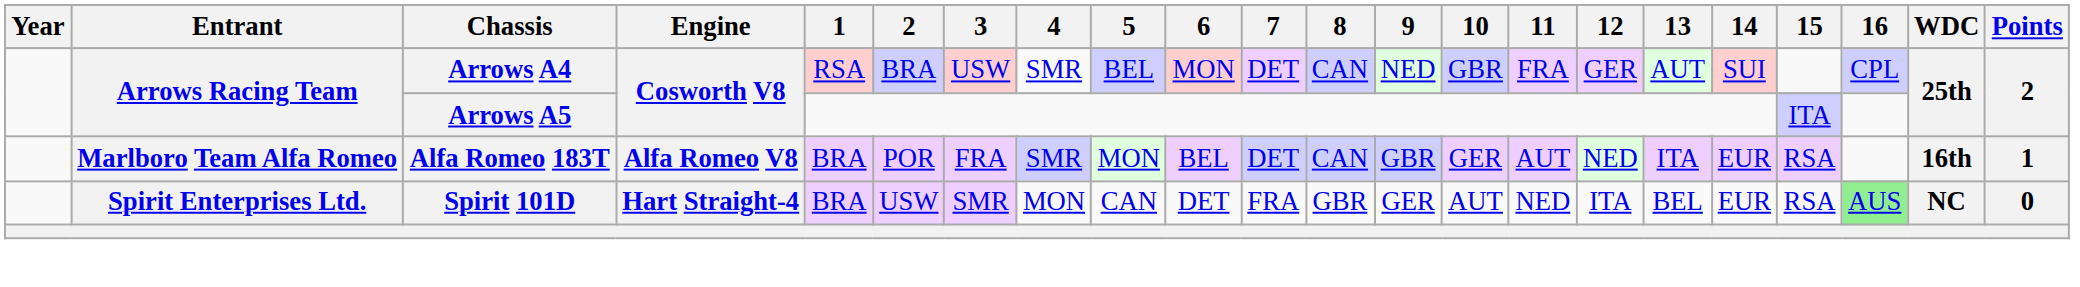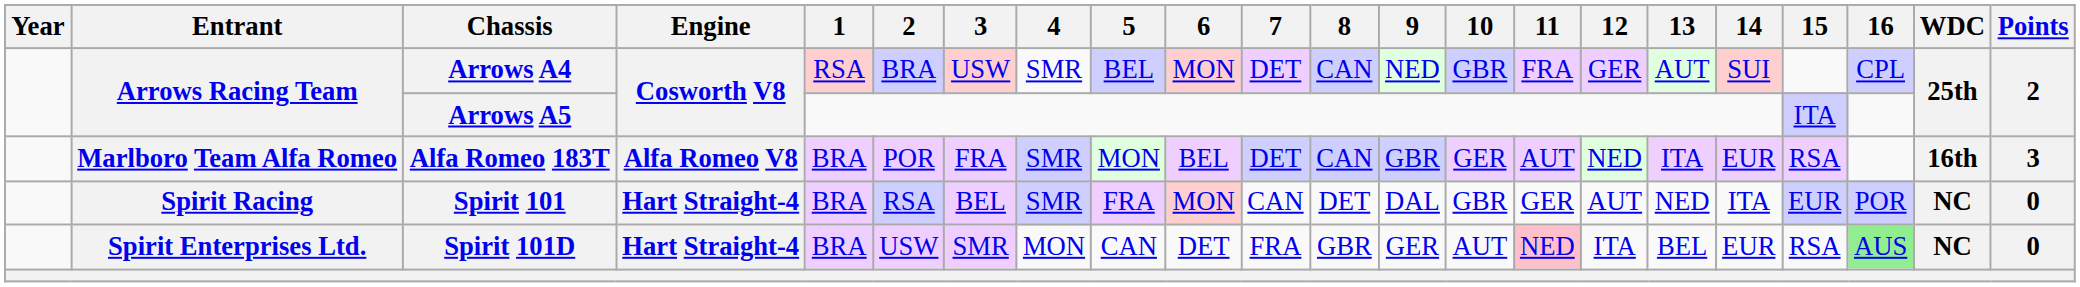(2027, 158) 1 -> (2033, 158) 3
+ row: (510, 201)
(1543, 201) no background -> (1547, 245) pink background
